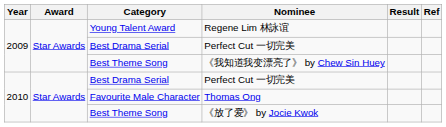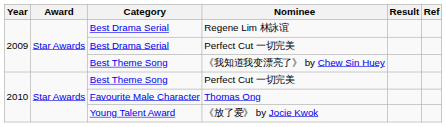(132, 28) Young Talent Award -> (129, 28) Best Drama Serial
(129, 80) Best Drama Serial -> (129, 80) Best Theme Song
(129, 113) Best Theme Song -> (132, 113) Young Talent Award
